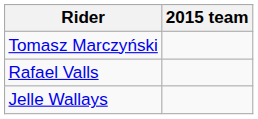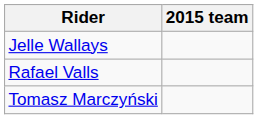rows swapped: (83, 45) <-> (58, 99)
